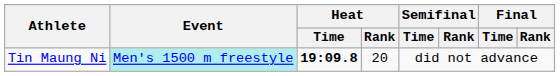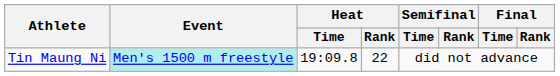(329, 59) bold -> (329, 59) normal
(380, 59) 20 -> (380, 59) 22
